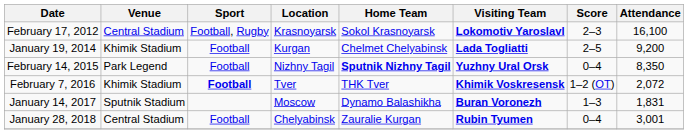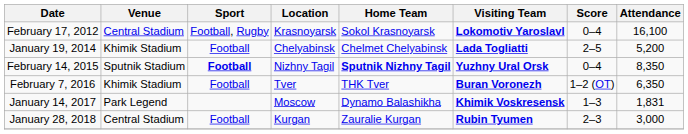(592, 31) 2–3 -> (592, 31) 0–4
(292, 48) Kurgan -> (304, 48) Chelyabinsk
(650, 48) 9,200 -> (650, 48) 5,200
(135, 66) Park Legend -> (144, 66) Sputnik Stadium
(230, 66) normal -> (230, 66) bold
(230, 84) bold -> (230, 84) normal
(510, 84) Khimik Voskresensk -> (499, 84) Buran Voronezh
(650, 84) 2,072 -> (650, 84) 6,350
(144, 102) Sputnik Stadium -> (135, 102) Park Legend
(499, 102) Buran Voronezh -> (510, 102) Khimik Voskresensk
(304, 119) Chelyabinsk -> (292, 119) Kurgan
(592, 119) 0–4 -> (592, 119) 2–3
(650, 119) 3,001 -> (650, 119) 3,000
